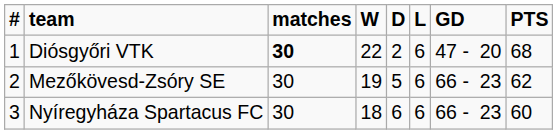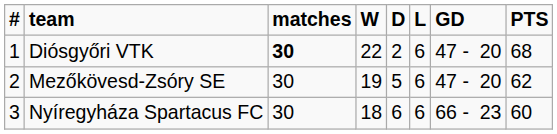(468, 81) 66 - 23 -> (468, 81) 47 - 20
